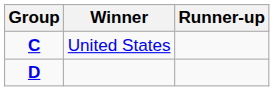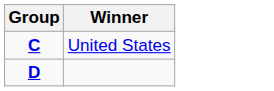- column: (222, 18)
